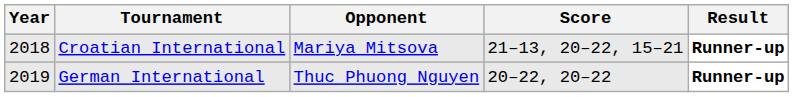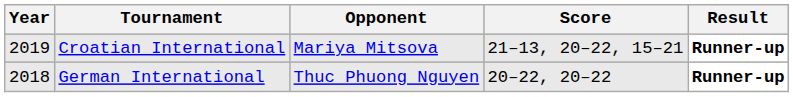(30, 48) 2018 -> (30, 48) 2019
(30, 77) 2019 -> (30, 77) 2018
